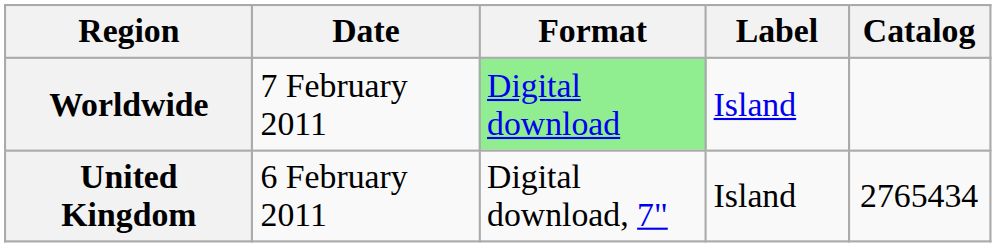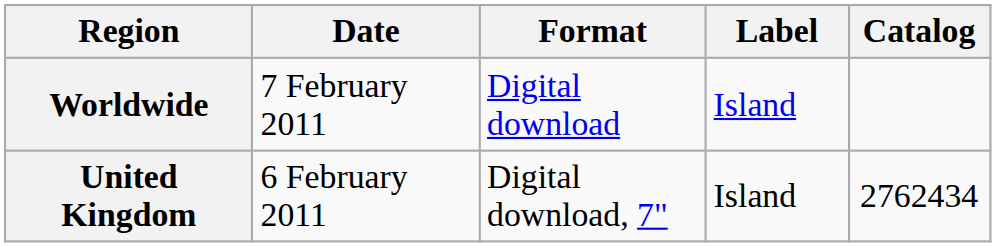(554, 103) lightgreen background -> (554, 103) no background
(919, 195) 2765434 -> (919, 195) 2762434
